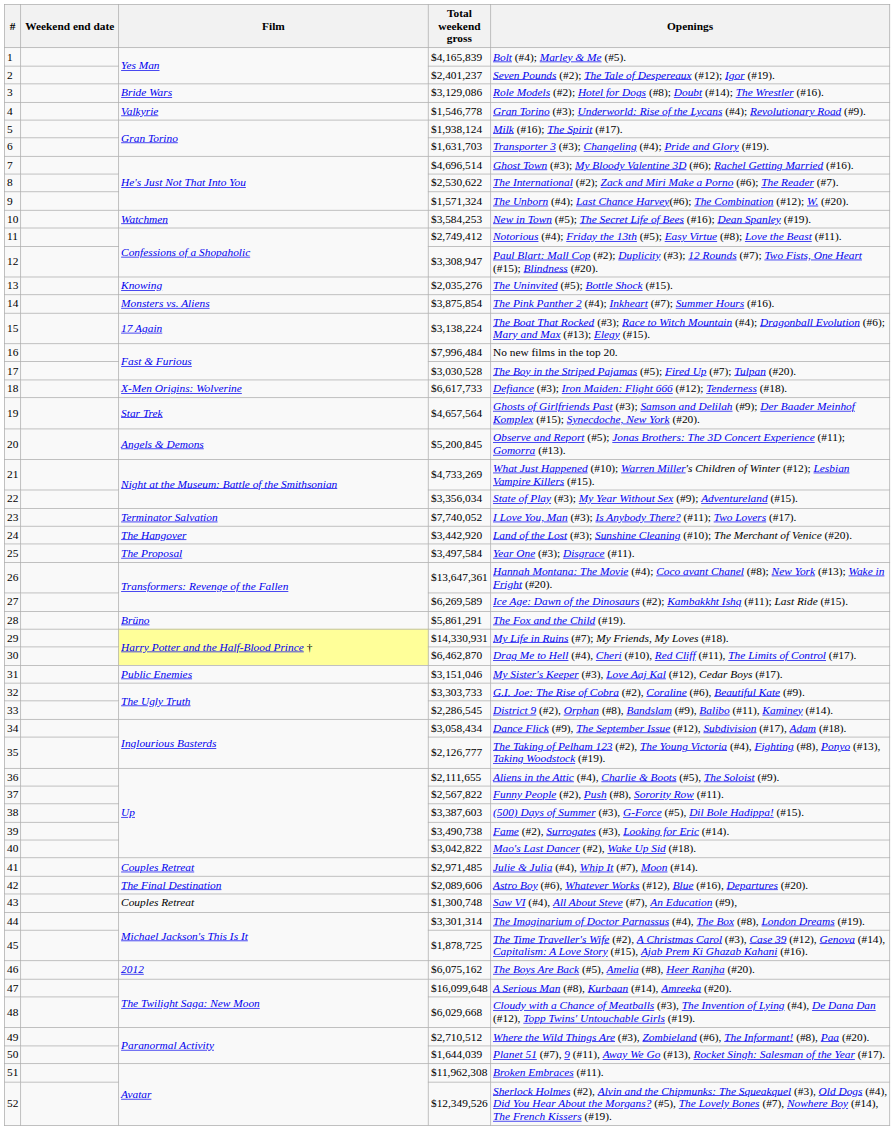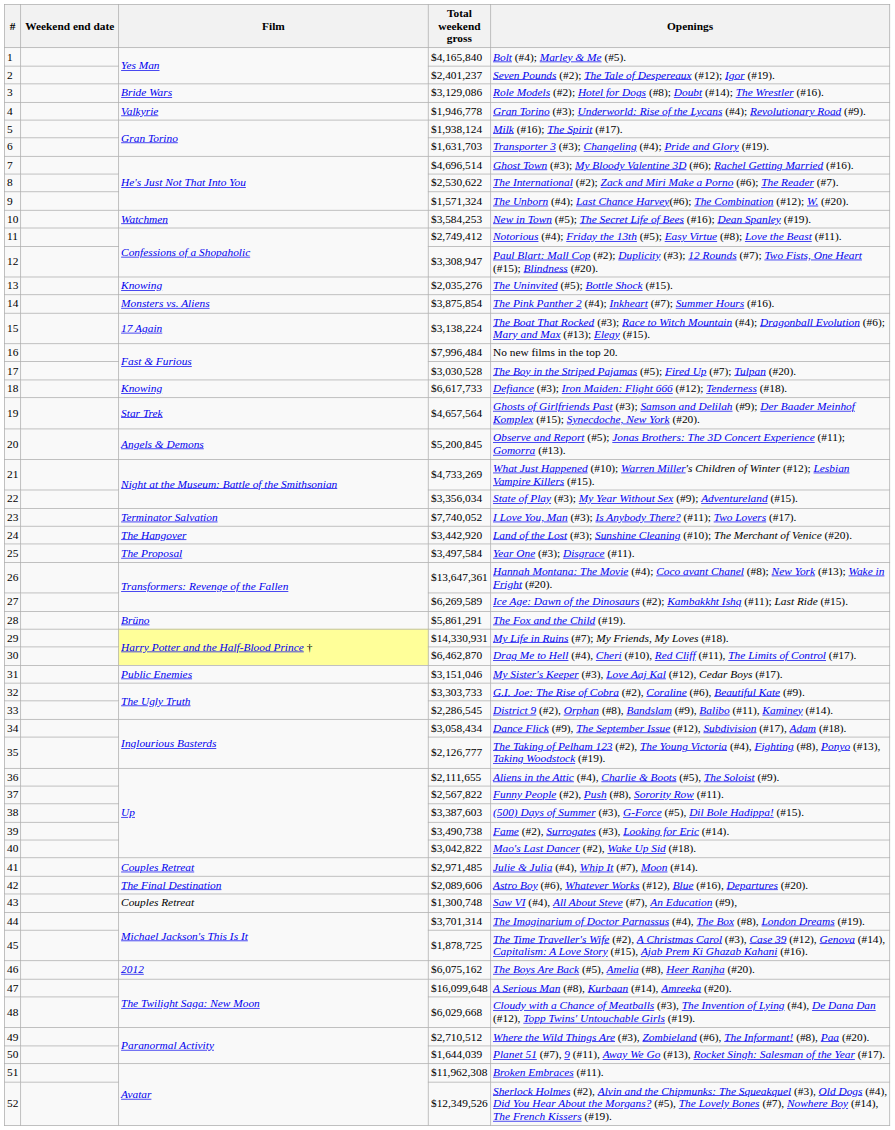(457, 57) $4,165,839 -> (457, 57) $4,165,840
(457, 111) $1,546,778 -> (457, 111) $1,946,778
(181, 388) X-Men Origins: Wolverine -> (142, 388) Knowing
(457, 921) $3,301,314 -> (457, 921) $3,701,314
